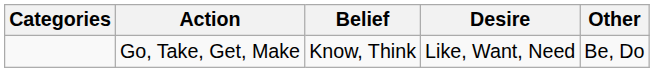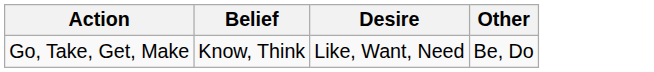- column: (60, 20)
